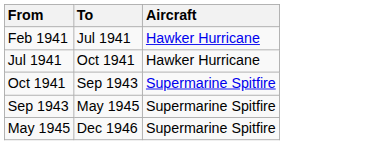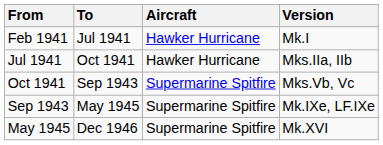+ column: (308, 15)
